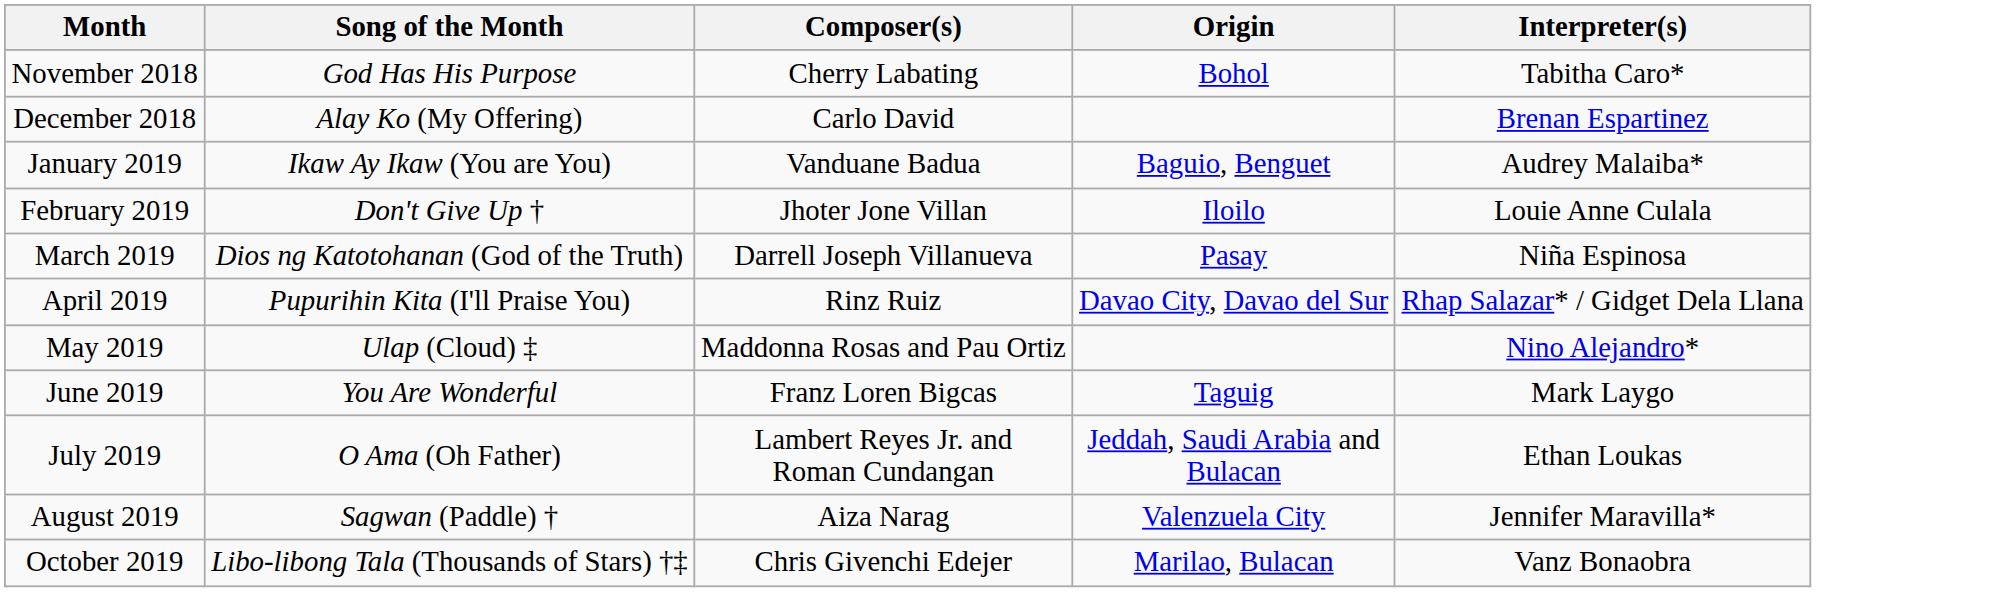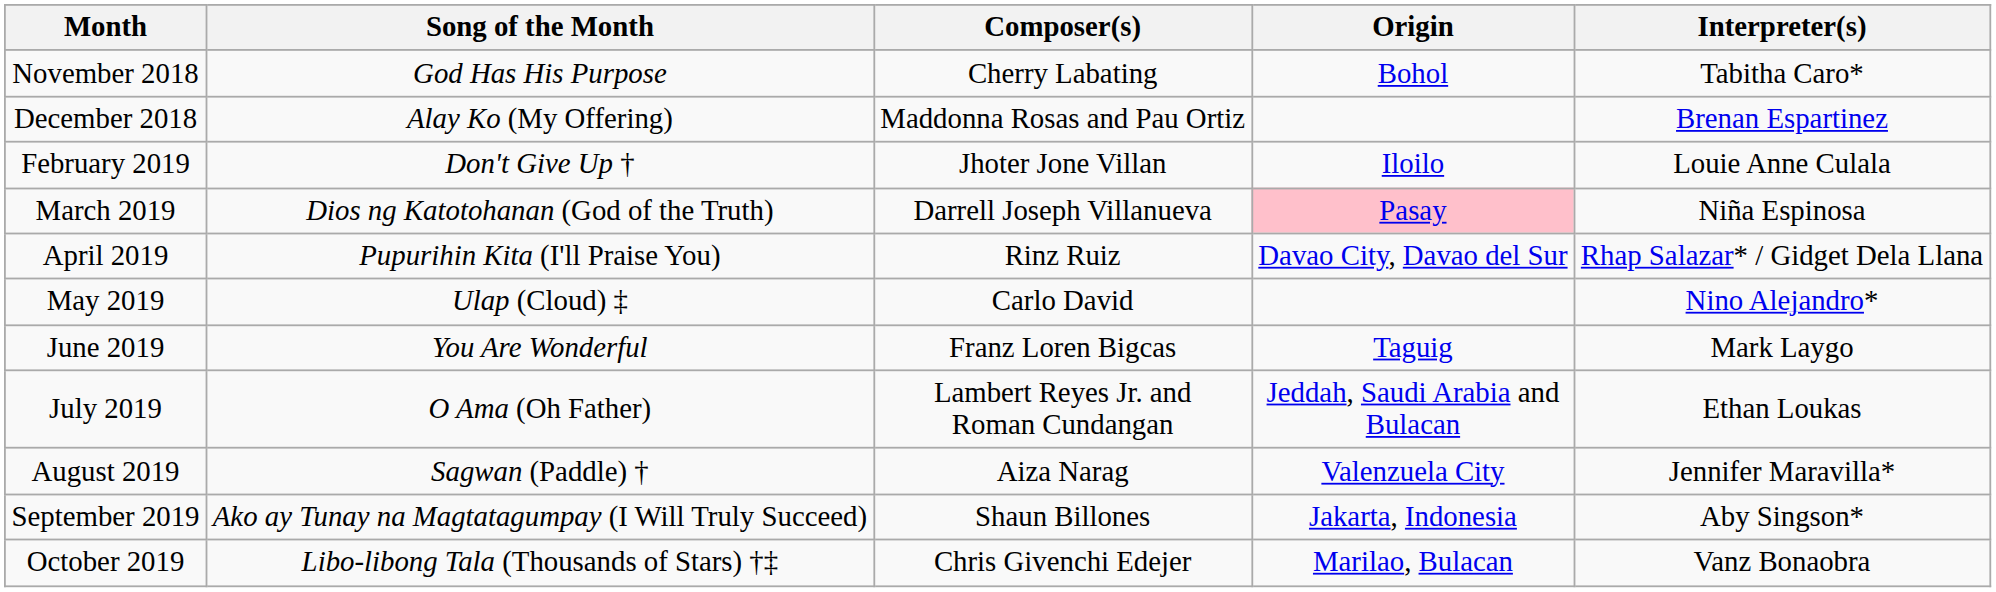(883, 118) Carlo David -> (1063, 118) Maddonna Rosas and Pau Ortiz
- row: (105, 164)
(1234, 255) no background -> (1413, 210) pink background
(883, 347) Maddonna Rosas and Pau Ortiz -> (1063, 301) Carlo David
+ row: (106, 516)
